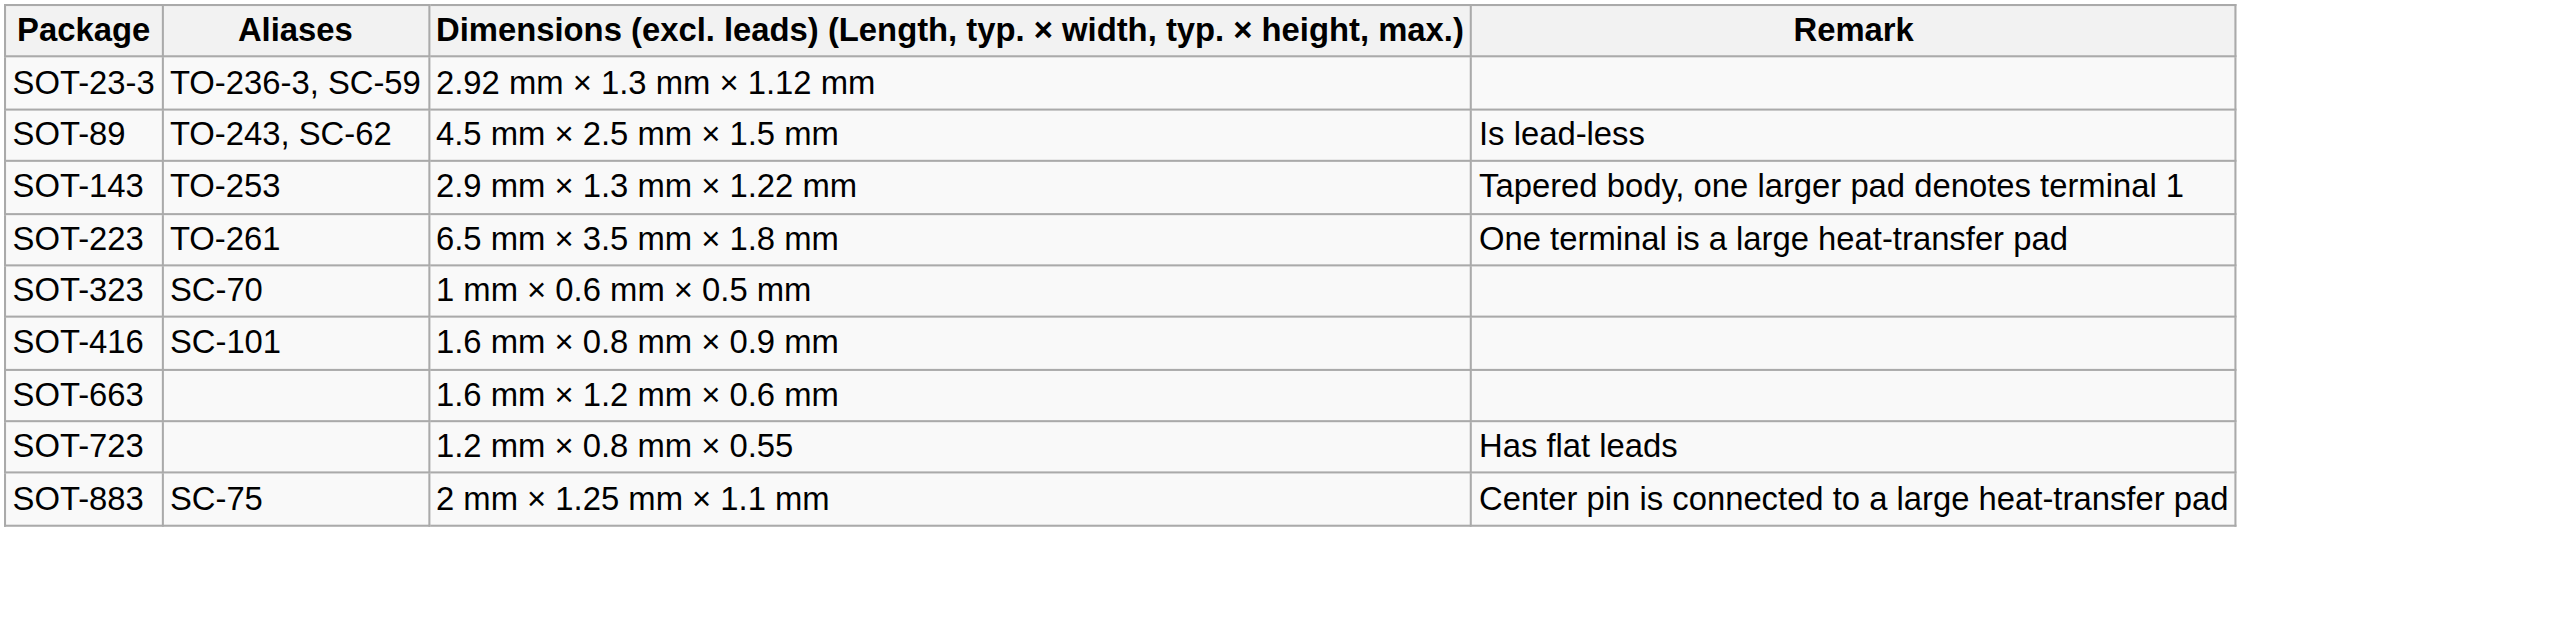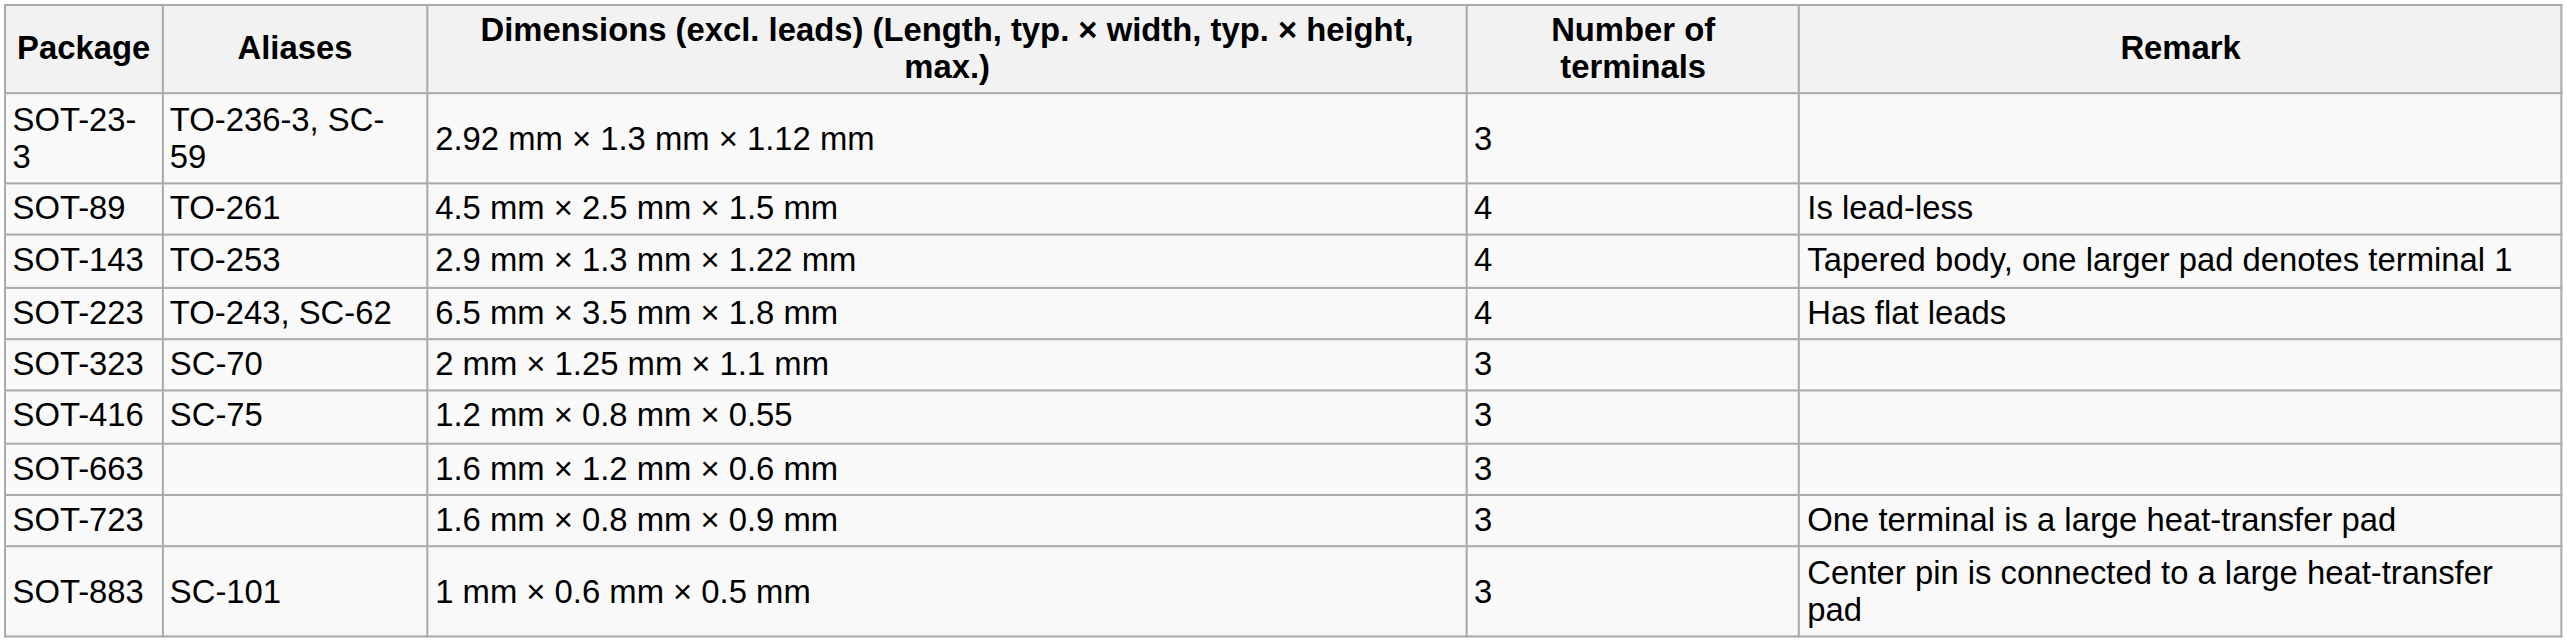+ column: (1633, 48)
(281, 134) TO-243, SC-62 -> (225, 208) TO-261
(225, 238) TO-261 -> (281, 312) TO-243, SC-62
(1773, 238) One terminal is a large heat-transfer pad -> (1907, 312) Has flat leads
(624, 290) 1 mm × 0.6 mm × 0.5 mm -> (632, 364) 2 mm × 1.25 mm × 1.1 mm
(225, 342) SC-101 -> (216, 416) SC-75
(637, 342) 1.6 mm × 0.8 mm × 0.9 mm -> (614, 416) 1.2 mm × 0.8 mm × 0.55
(615, 446) 1.2 mm × 0.8 mm × 0.55 -> (637, 520) 1.6 mm × 0.8 mm × 0.9 mm
(1578, 446) Has flat leads -> (2102, 520) One terminal is a large heat-transfer pad
(216, 498) SC-75 -> (225, 590) SC-101
(633, 498) 2 mm × 1.25 mm × 1.1 mm -> (623, 590) 1 mm × 0.6 mm × 0.5 mm
